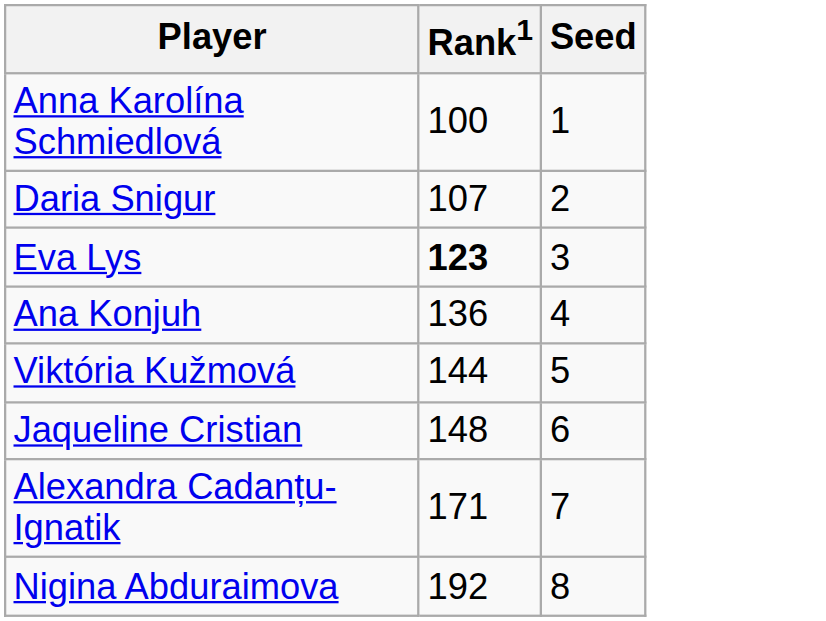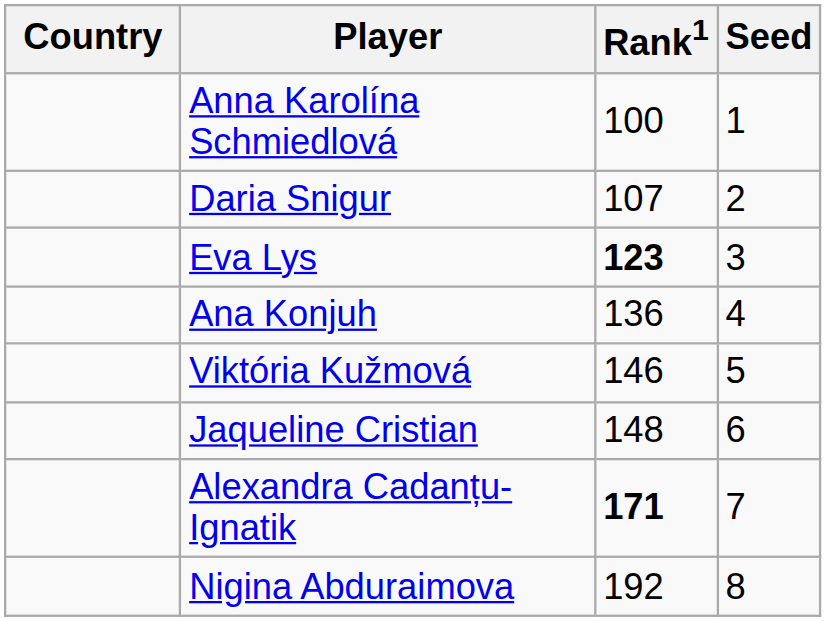+ column: (93, 38)
(458, 371) 144 -> (633, 371) 146
(458, 507) normal -> (633, 507) bold
